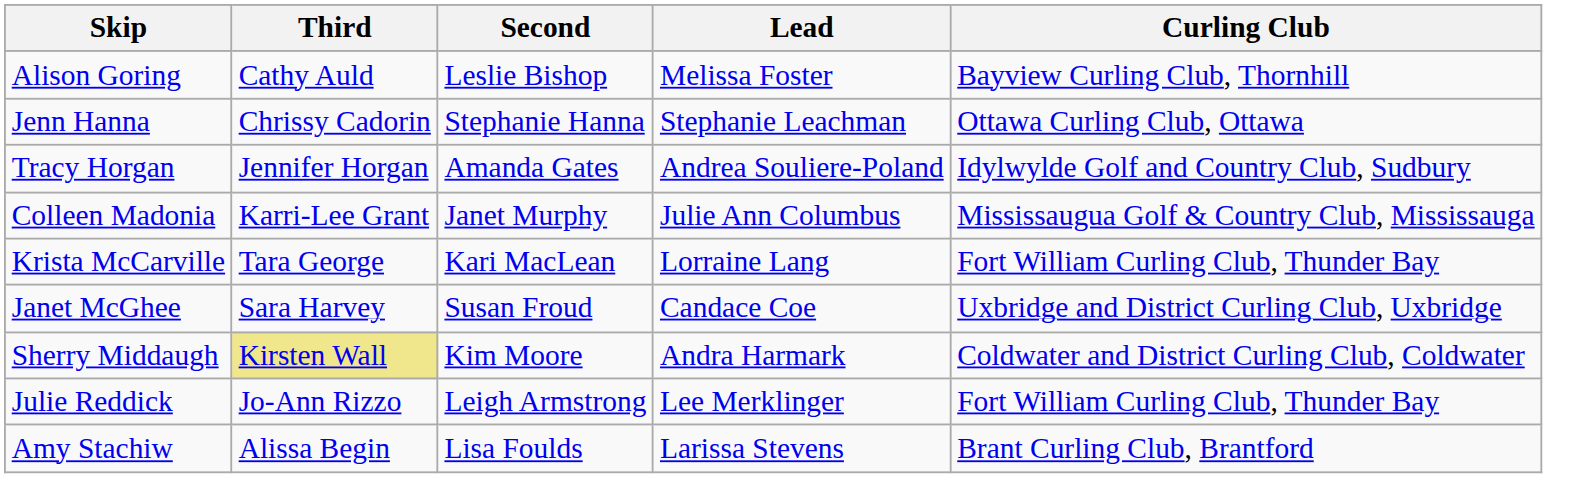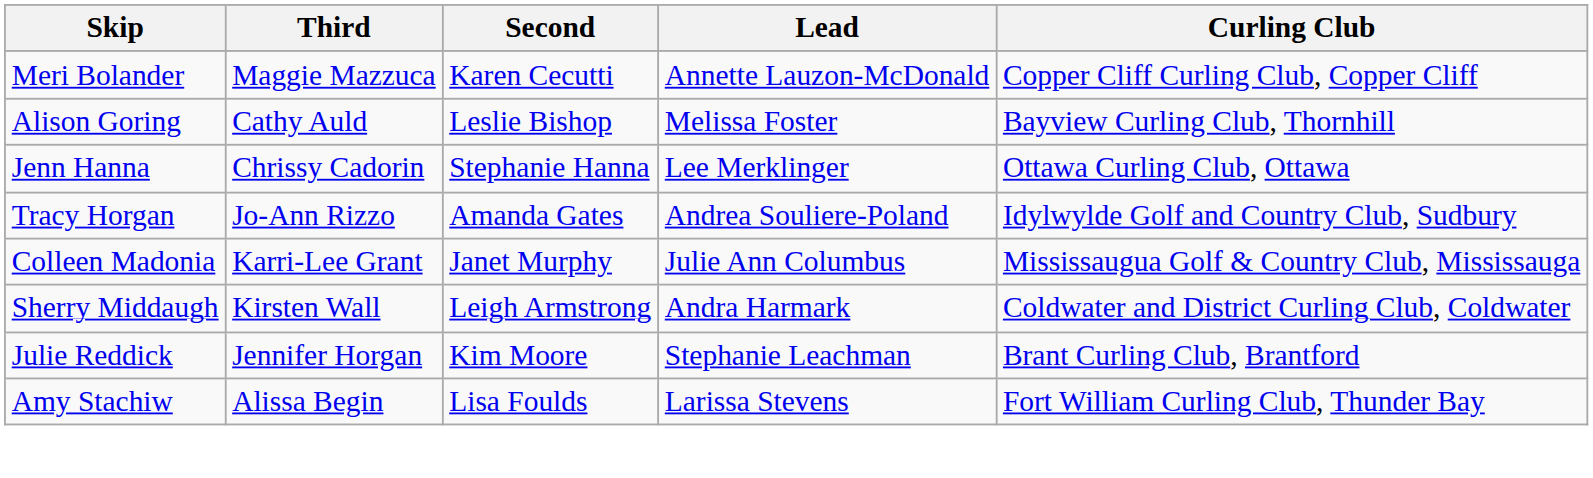+ row: (98, 74)
(783, 121) Stephanie Leachman -> (757, 167) Lee Merklinger
(334, 167) Jennifer Horgan -> (314, 214) Jo-Ann Rizzo
- row: (118, 261)
- row: (96, 307)
(313, 354) khaki background -> (306, 307) no background
(514, 354) Kim Moore -> (550, 307) Leigh Armstrong
(320, 401) Jo-Ann Rizzo -> (327, 354) Jennifer Horgan
(545, 401) Leigh Armstrong -> (518, 354) Kim Moore
(752, 401) Lee Merklinger -> (788, 354) Stephanie Leachman
(1198, 401) Fort William Curling Club, Thunder Bay -> (1181, 354) Brant Curling Club, Brantford
(1135, 448) Brant Curling Club, Brantford -> (1244, 401) Fort William Curling Club, Thunder Bay
